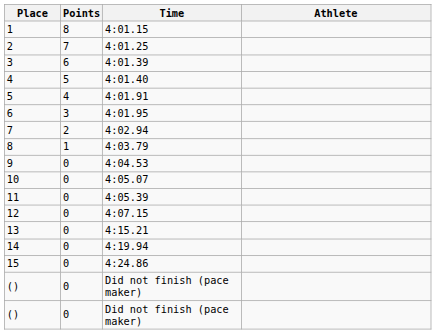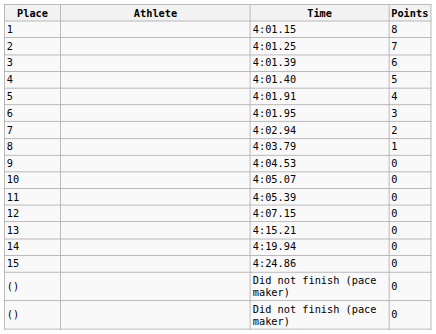columns swapped: (336, 13) <-> (82, 13)
